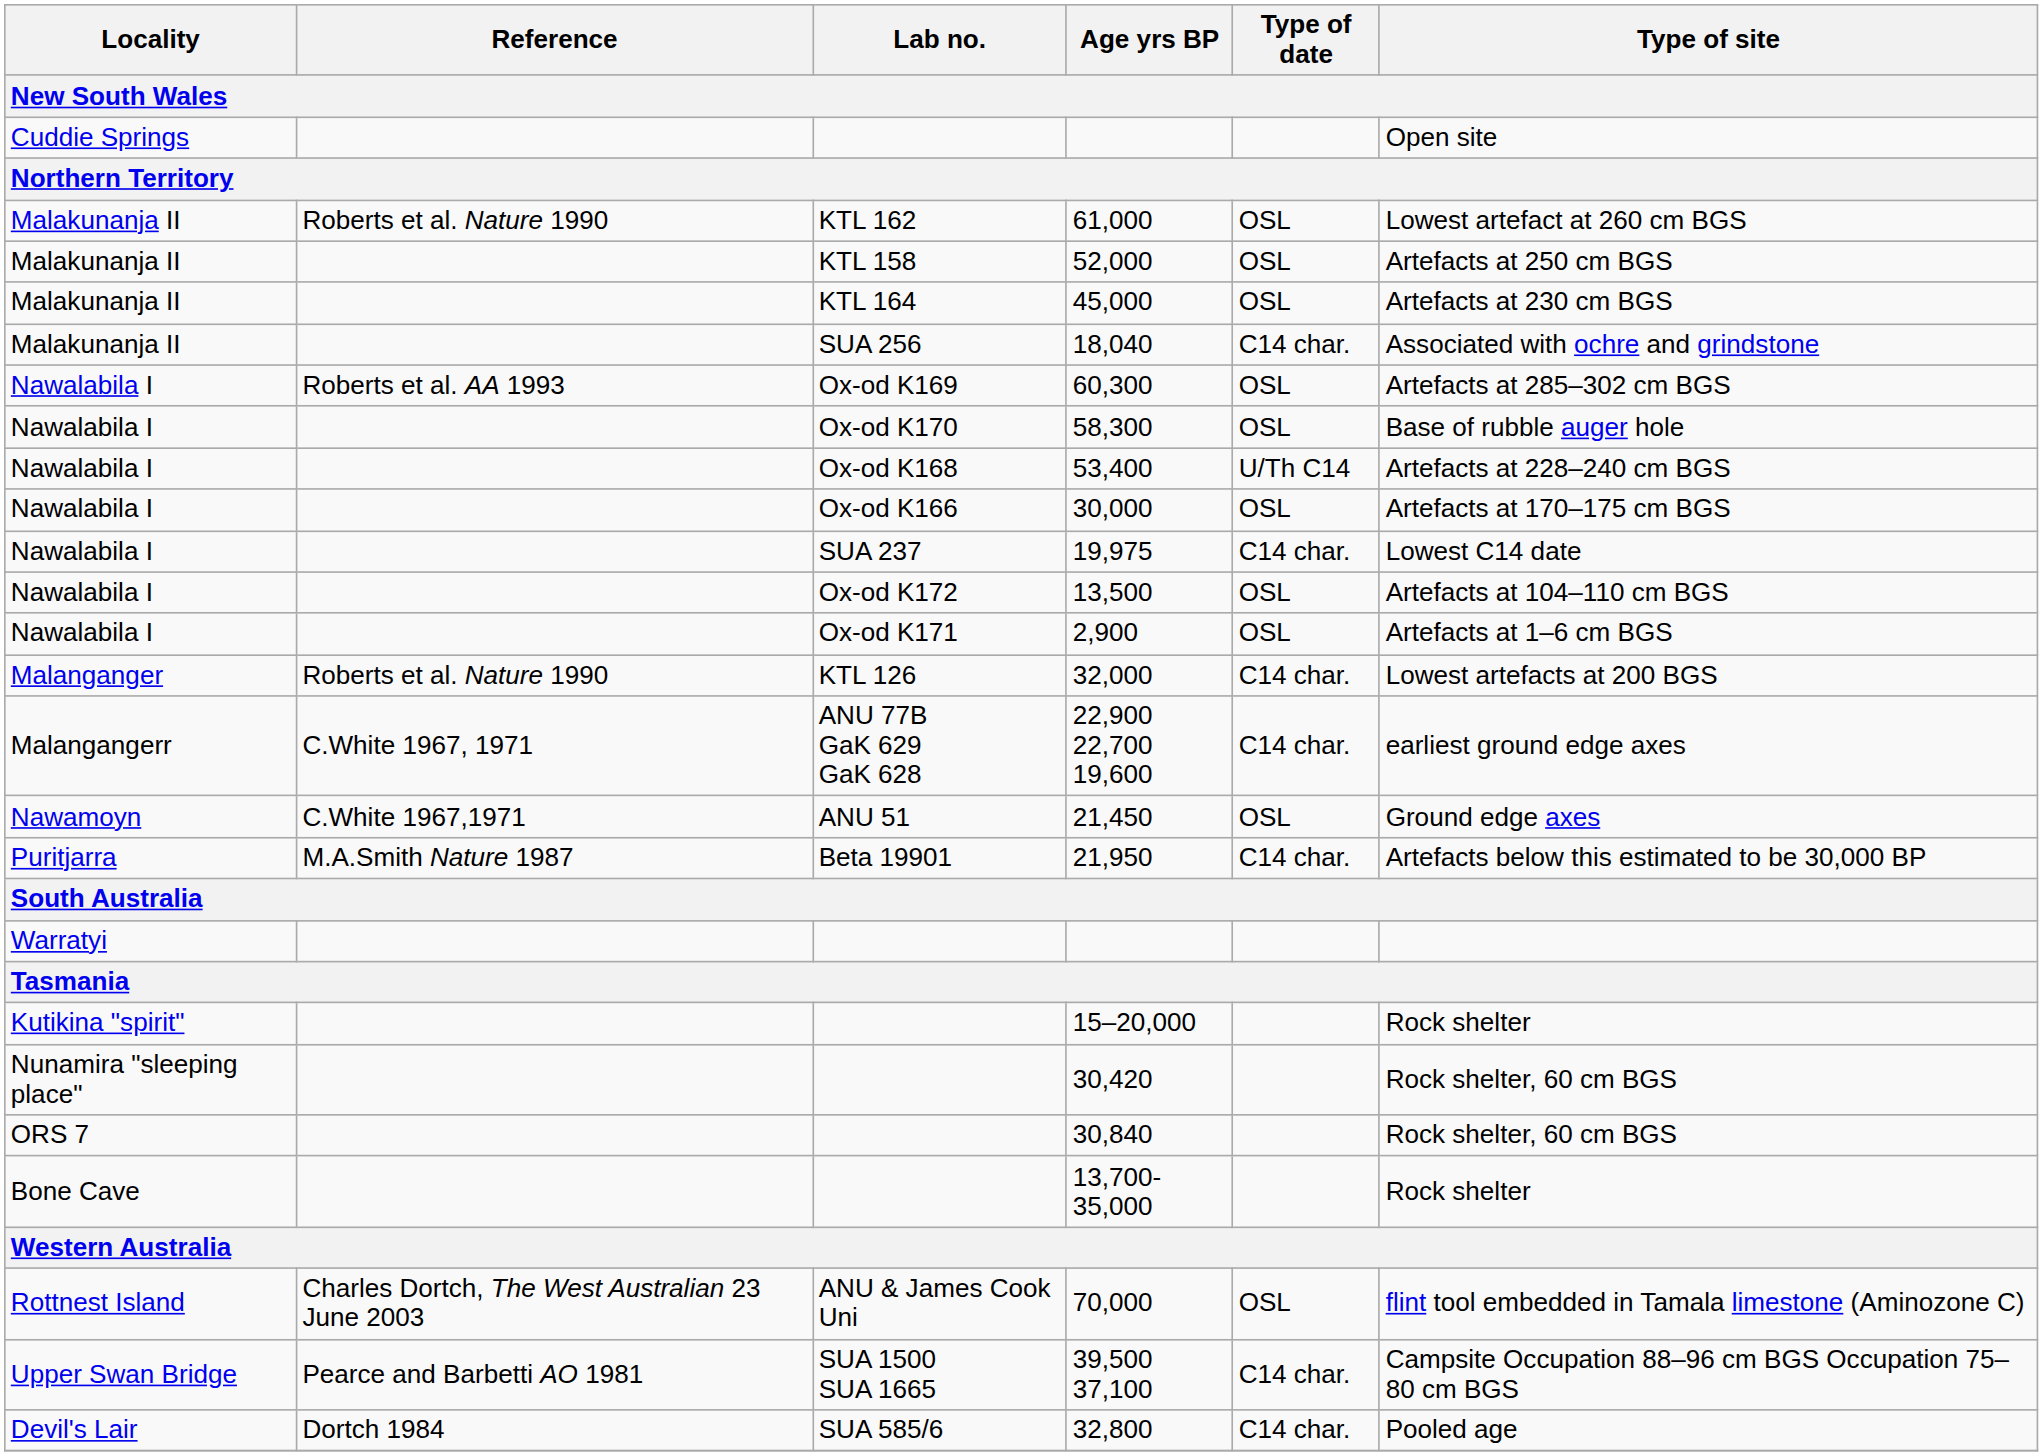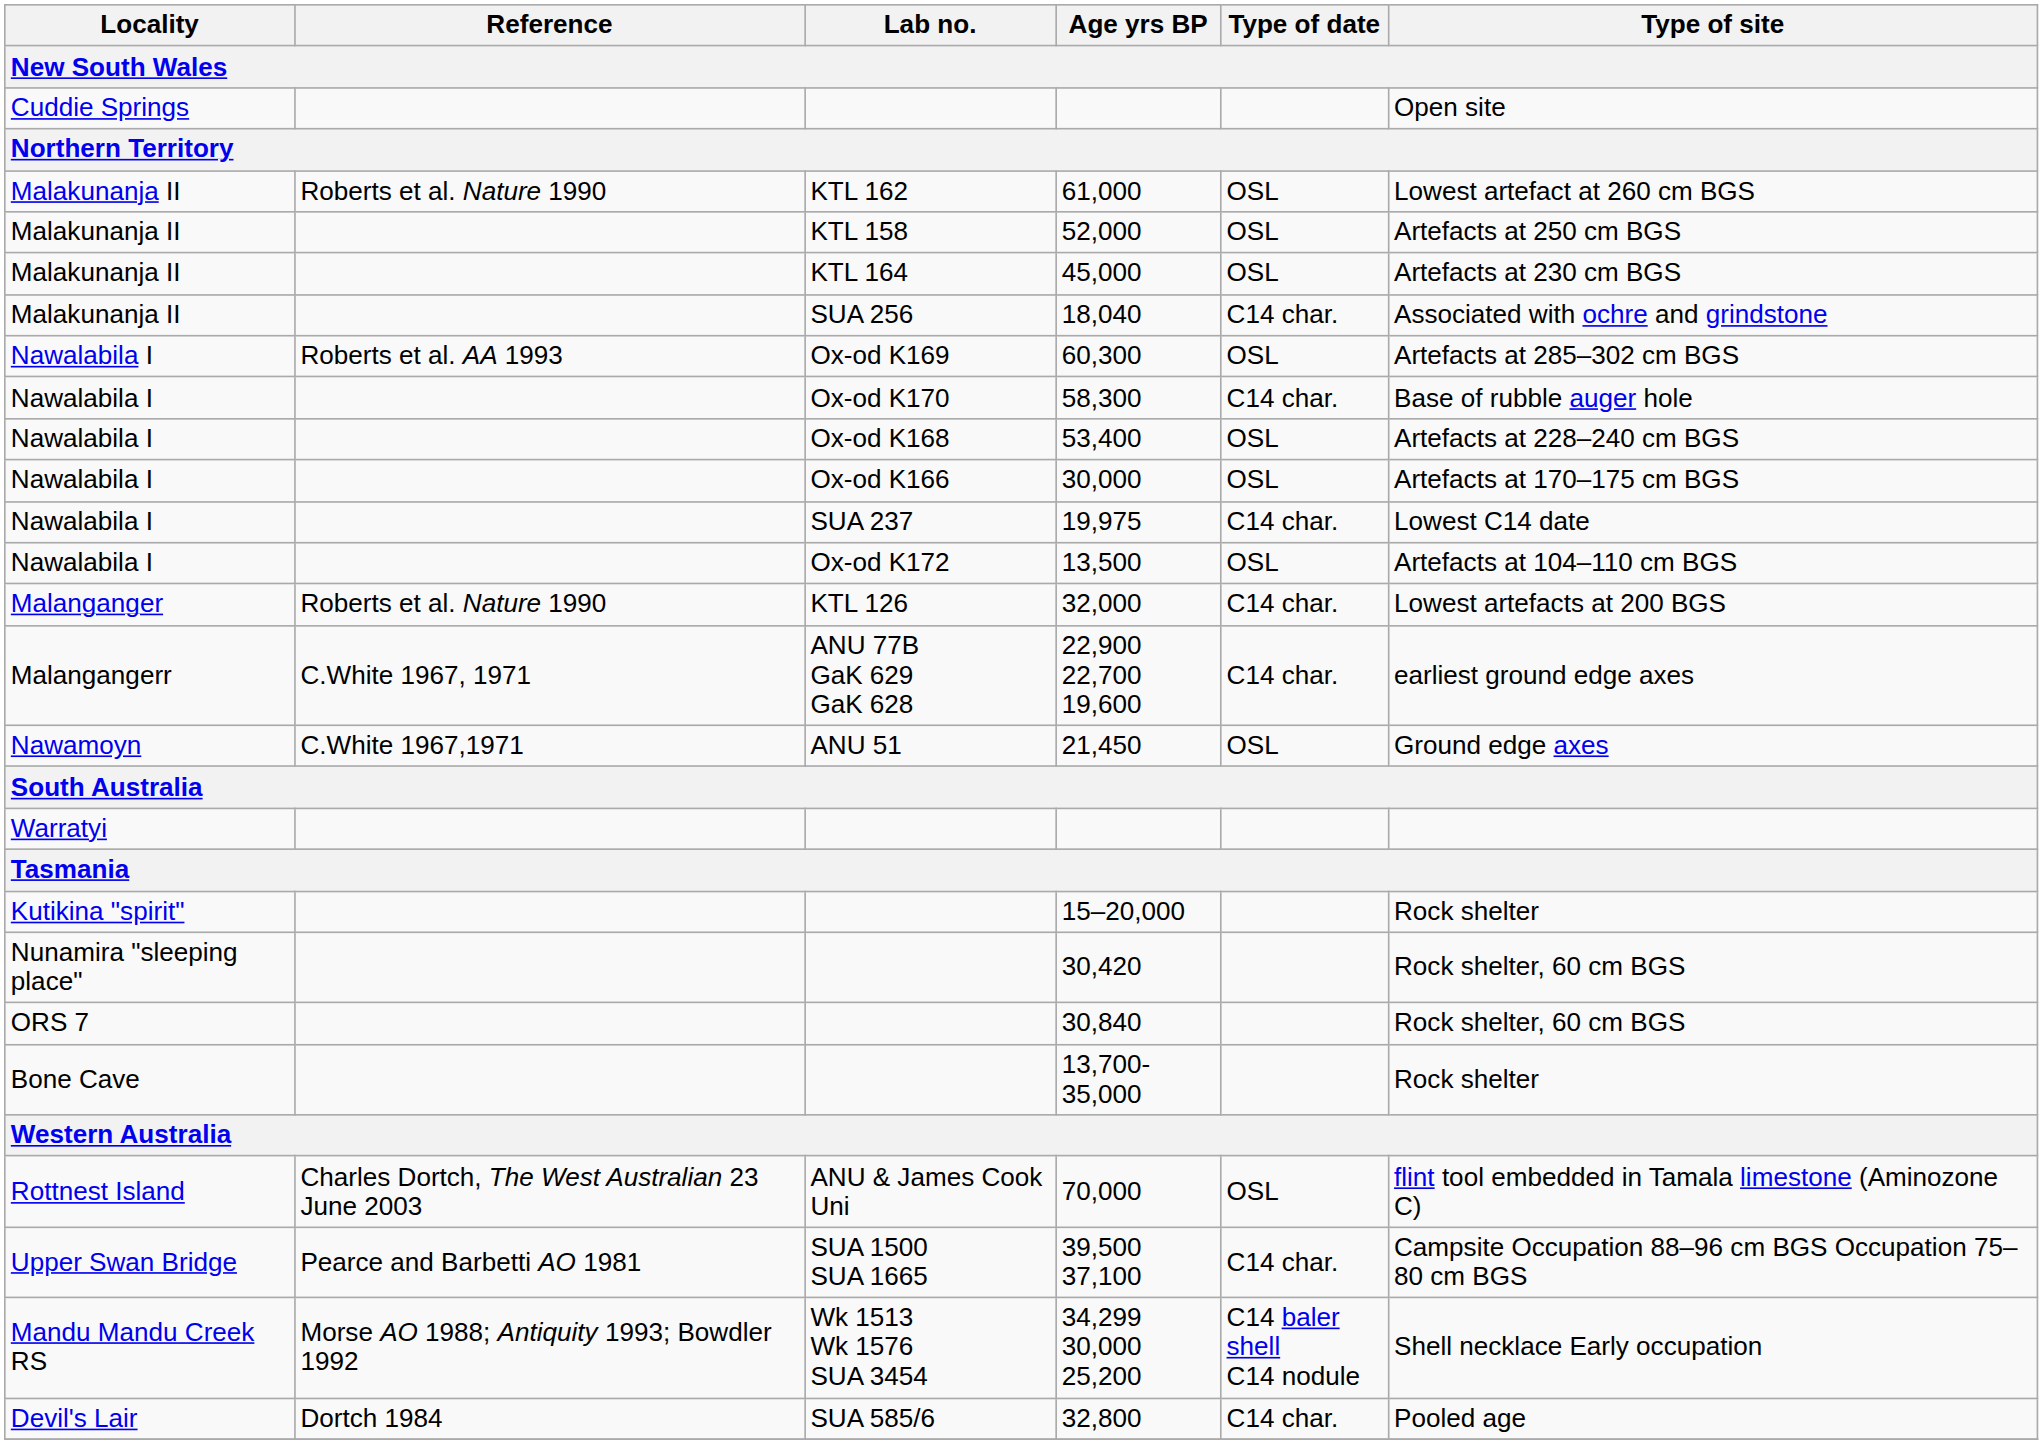(1265, 426) OSL -> (1282, 397) C14 char.
(1294, 468) U/Th C14 -> (1253, 438) OSL
- row: (82, 633)
- row: (64, 857)
+ row: (133, 1347)
